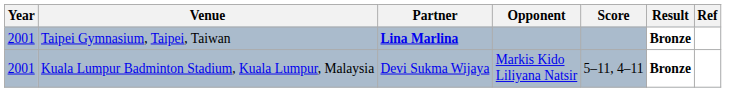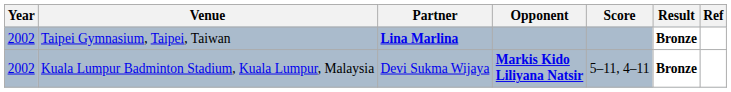(21, 38) 2001 -> (21, 38) 2002
(21, 68) 2001 -> (21, 68) 2002
(536, 68) normal -> (540, 68) bold
